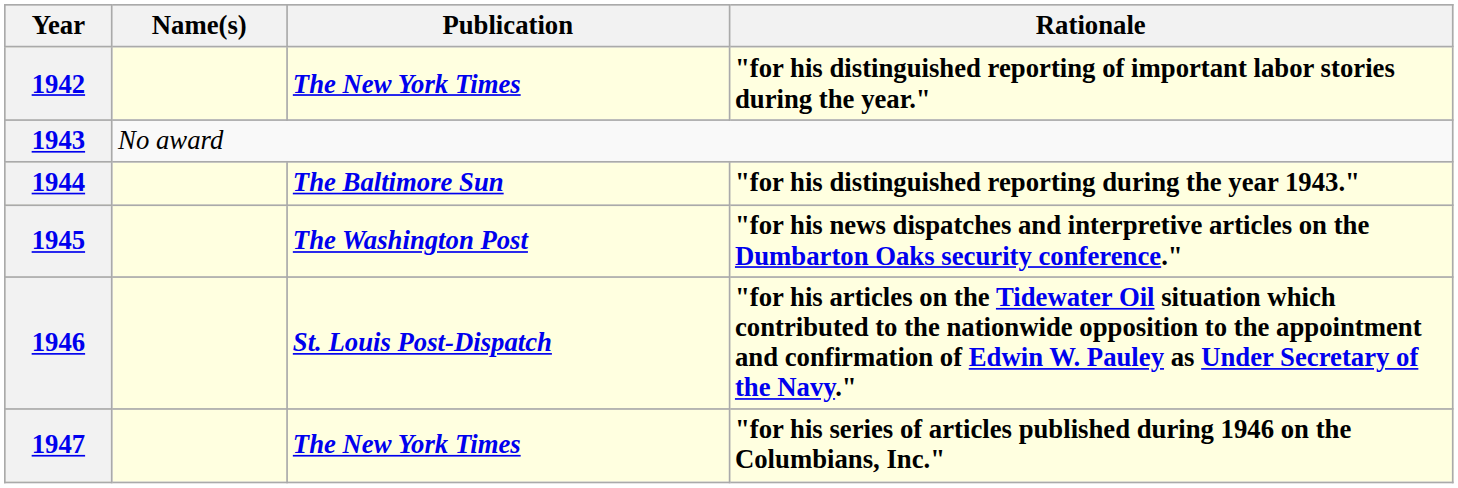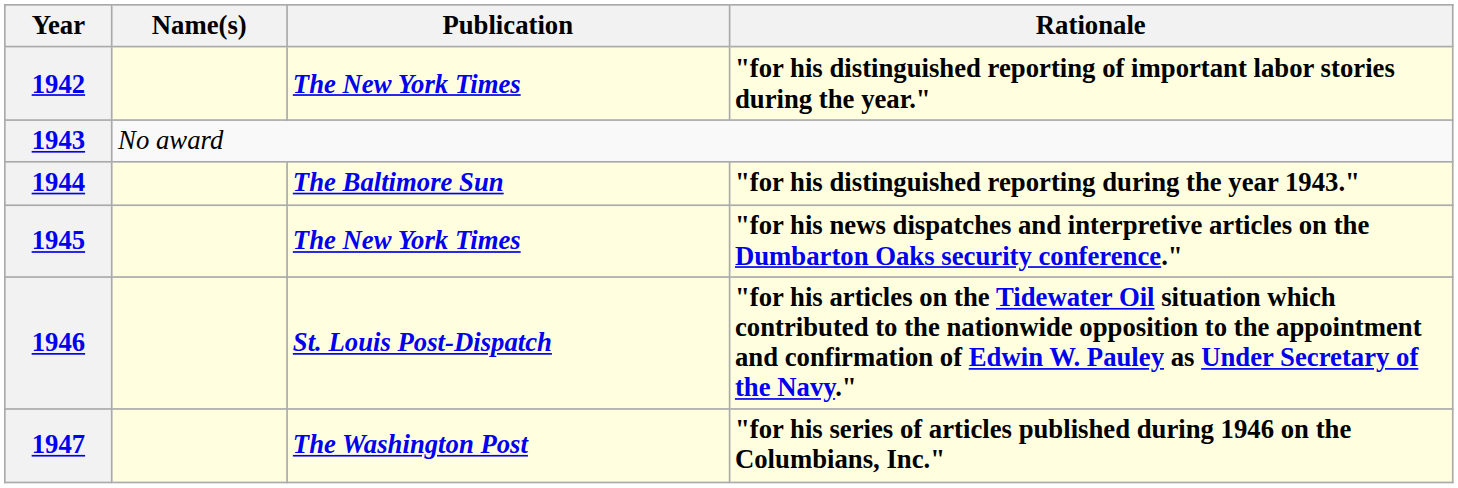(410, 240) The Washington Post -> (407, 240) The New York Times
(407, 445) The New York Times -> (410, 445) The Washington Post
